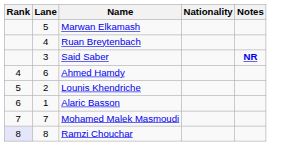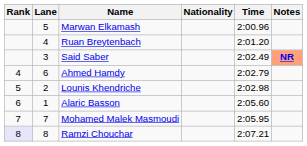+ column: (253, 12)
(250, 57) no background -> (287, 57) lightsalmon background
